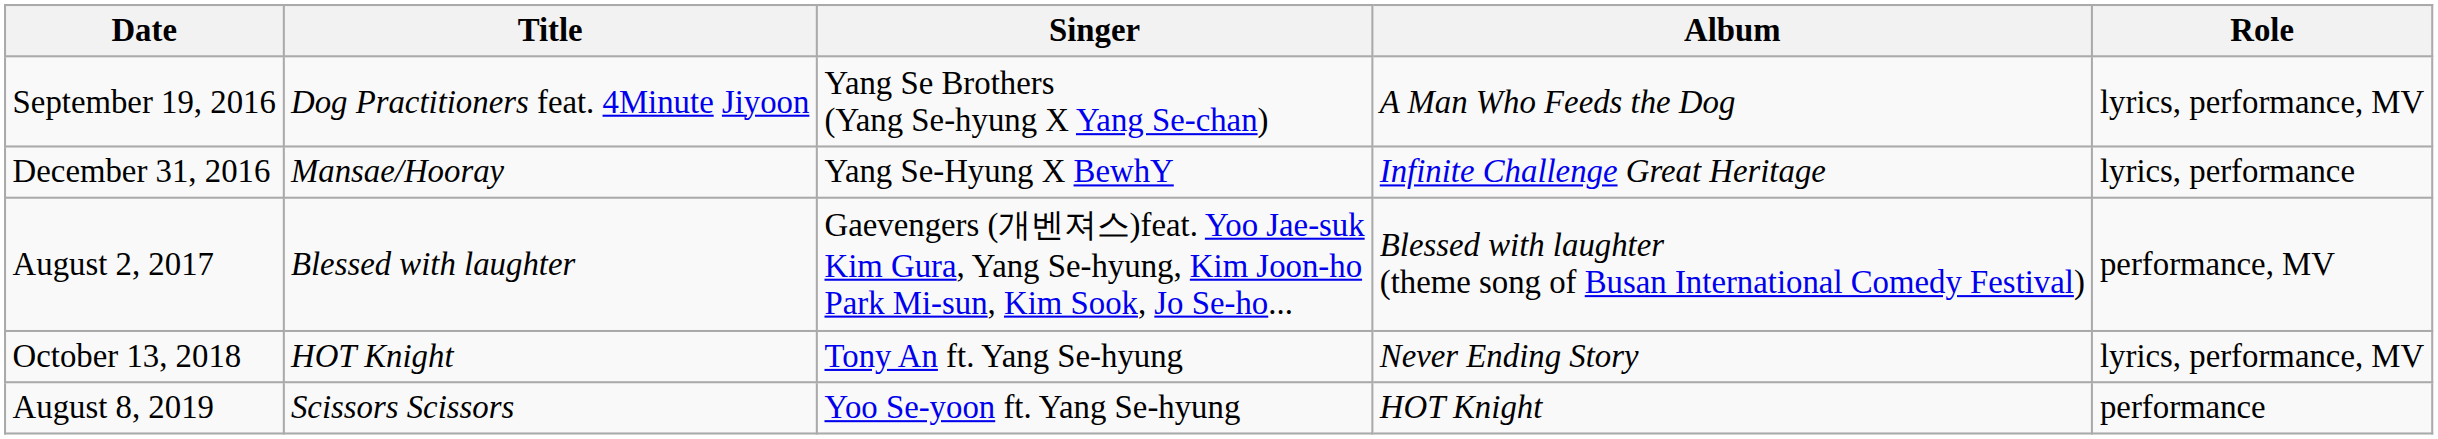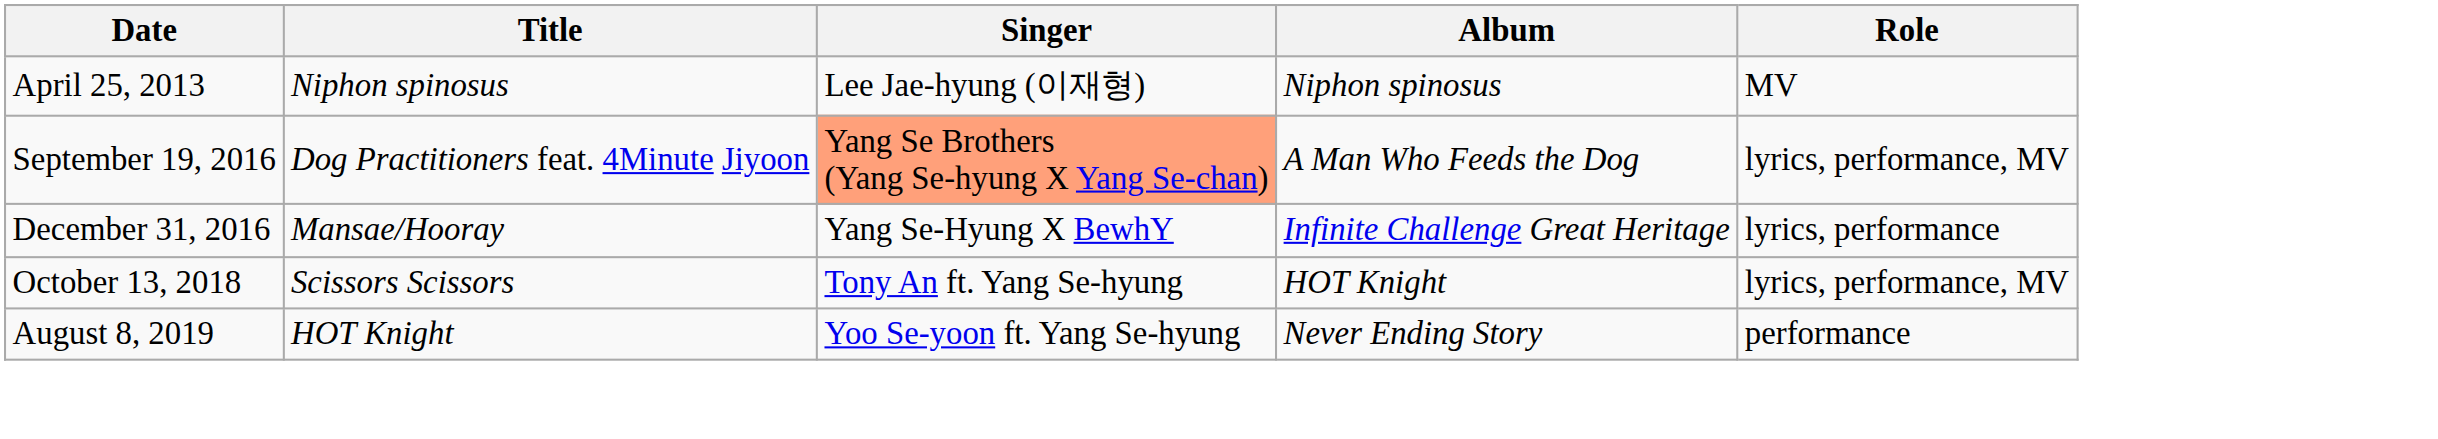+ row: (109, 85)
(1046, 100) no background -> (1046, 159) lightsalmon background
- row: (113, 263)
(372, 355) HOT Knight -> (403, 281) Scissors Scissors
(1509, 355) Never Ending Story -> (1365, 281) HOT Knight
(403, 407) Scissors Scissors -> (372, 333) HOT Knight
(1461, 407) HOT Knight -> (1413, 333) Never Ending Story
